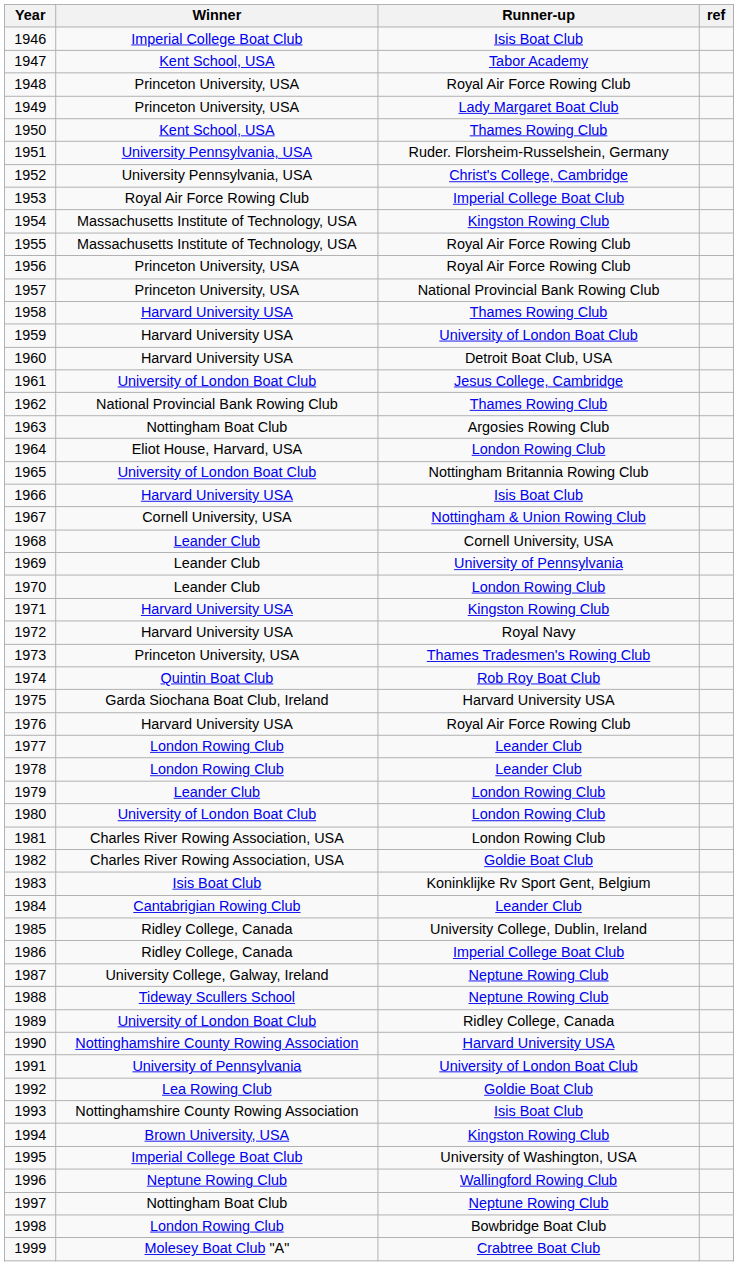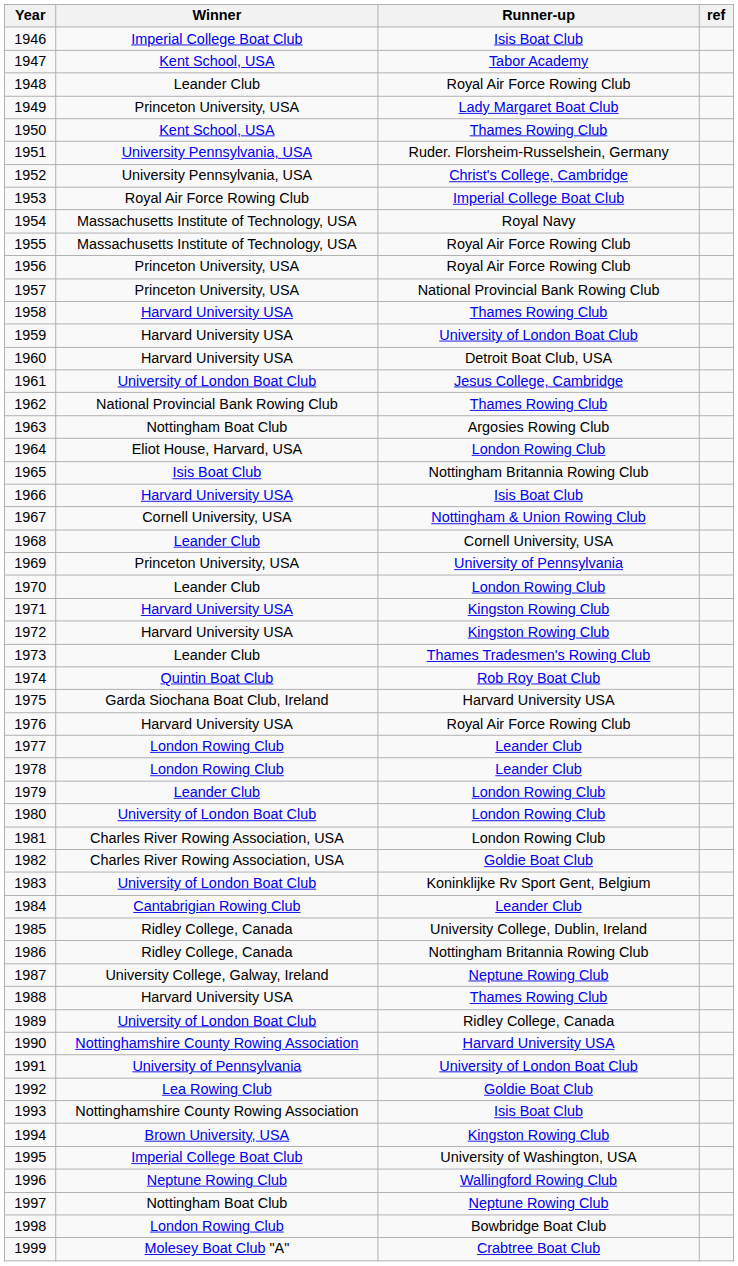(217, 84) Princeton University, USA -> (217, 84) Leander Club
(539, 221) Kingston Rowing Club -> (539, 221) Royal Navy
(217, 472) University of London Boat Club -> (217, 472) Isis Boat Club
(217, 564) Leander Club -> (217, 564) Princeton University, USA
(539, 632) Royal Navy -> (539, 632) Kingston Rowing Club
(217, 655) Princeton University, USA -> (217, 655) Leander Club
(217, 883) Isis Boat Club -> (217, 883) University of London Boat Club
(539, 952) Imperial College Boat Club -> (539, 952) Nottingham Britannia Rowing Club
(217, 997) Tideway Scullers School -> (217, 997) Harvard University USA
(539, 997) Neptune Rowing Club -> (539, 997) Thames Rowing Club
